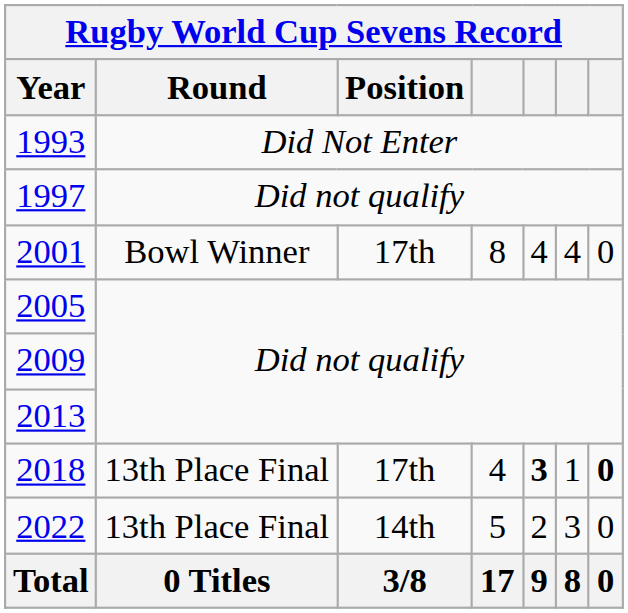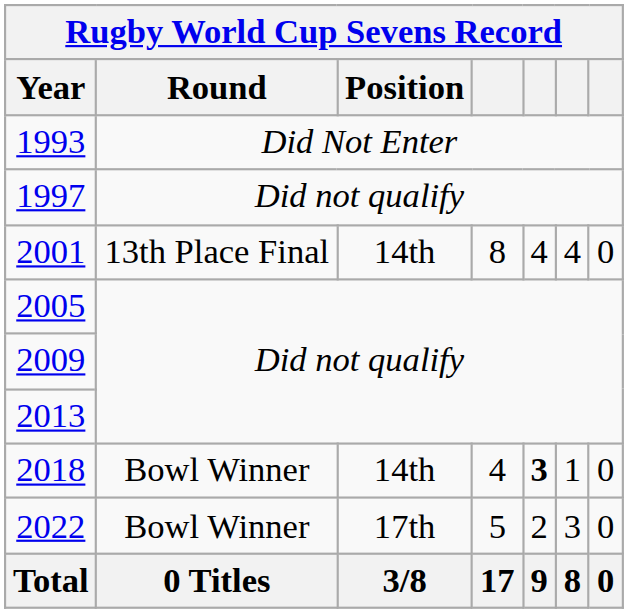(217, 251) Bowl Winner -> (217, 251) 13th Place Final
(405, 251) 17th -> (405, 251) 14th
(217, 470) 13th Place Final -> (217, 470) Bowl Winner
(405, 470) 17th -> (405, 470) 14th
(606, 470) bold -> (606, 470) normal
(217, 525) 13th Place Final -> (217, 525) Bowl Winner
(405, 525) 14th -> (405, 525) 17th
